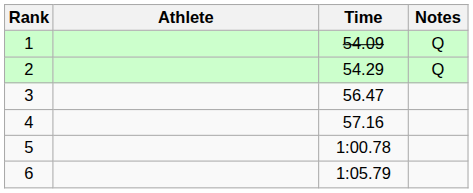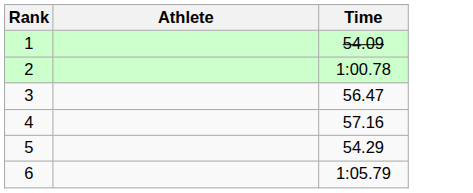- column: (438, 17)
(363, 69) 54.29 -> (363, 69) 1:00.78
(363, 148) 1:00.78 -> (363, 148) 54.29
